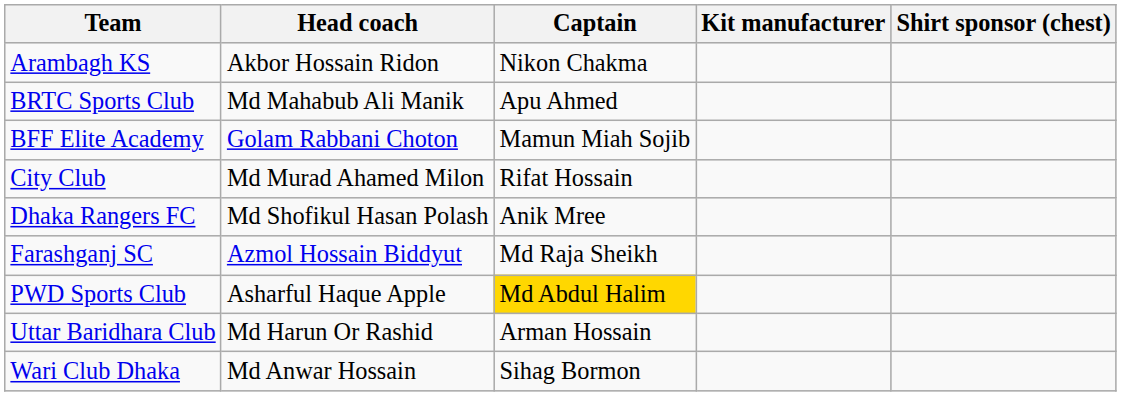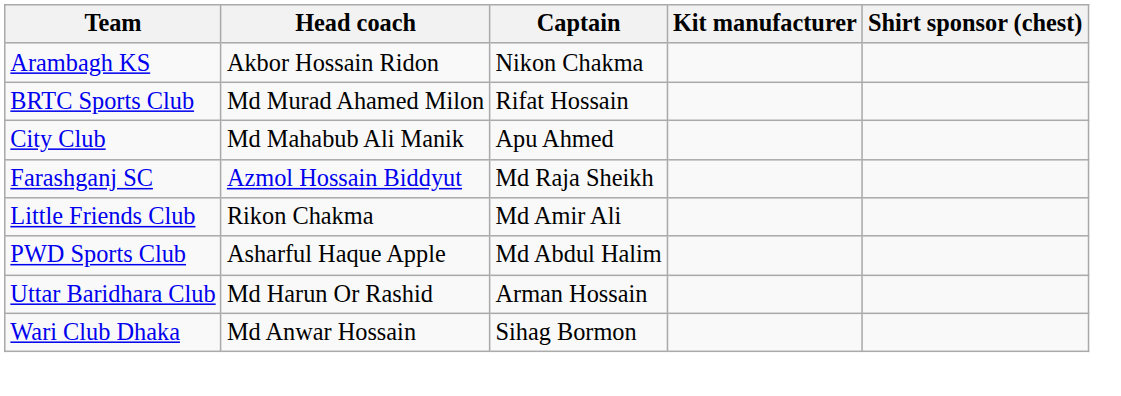(345, 100) Md Mahabub Ali Manik -> (356, 100) Md Murad Ahamed Milon
(559, 100) Apu Ahmed -> (562, 100) Rifat Hossain
- row: (107, 139)
(356, 178) Md Murad Ahamed Milon -> (345, 139) Md Mahabub Ali Manik
(566, 178) Rifat Hossain -> (555, 139) Apu Ahmed
- row: (103, 216)
+ row: (103, 216)
(583, 293) gold background -> (579, 255) no background
